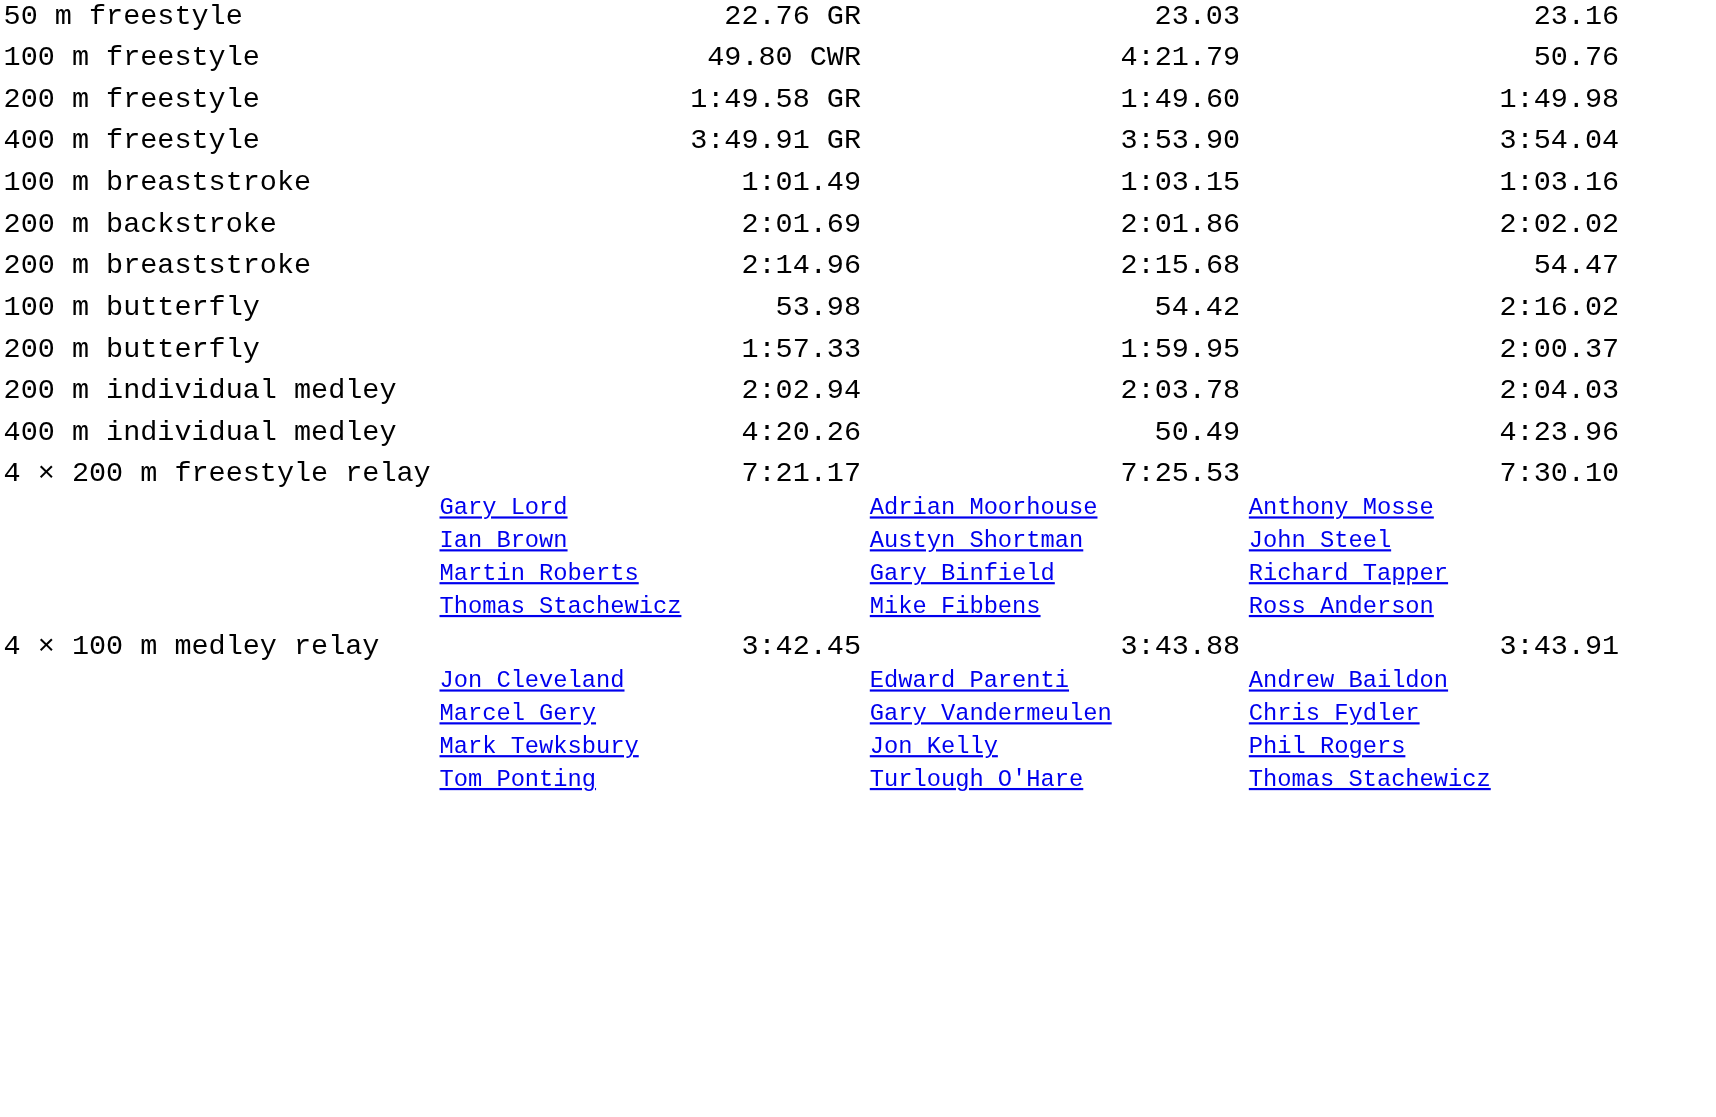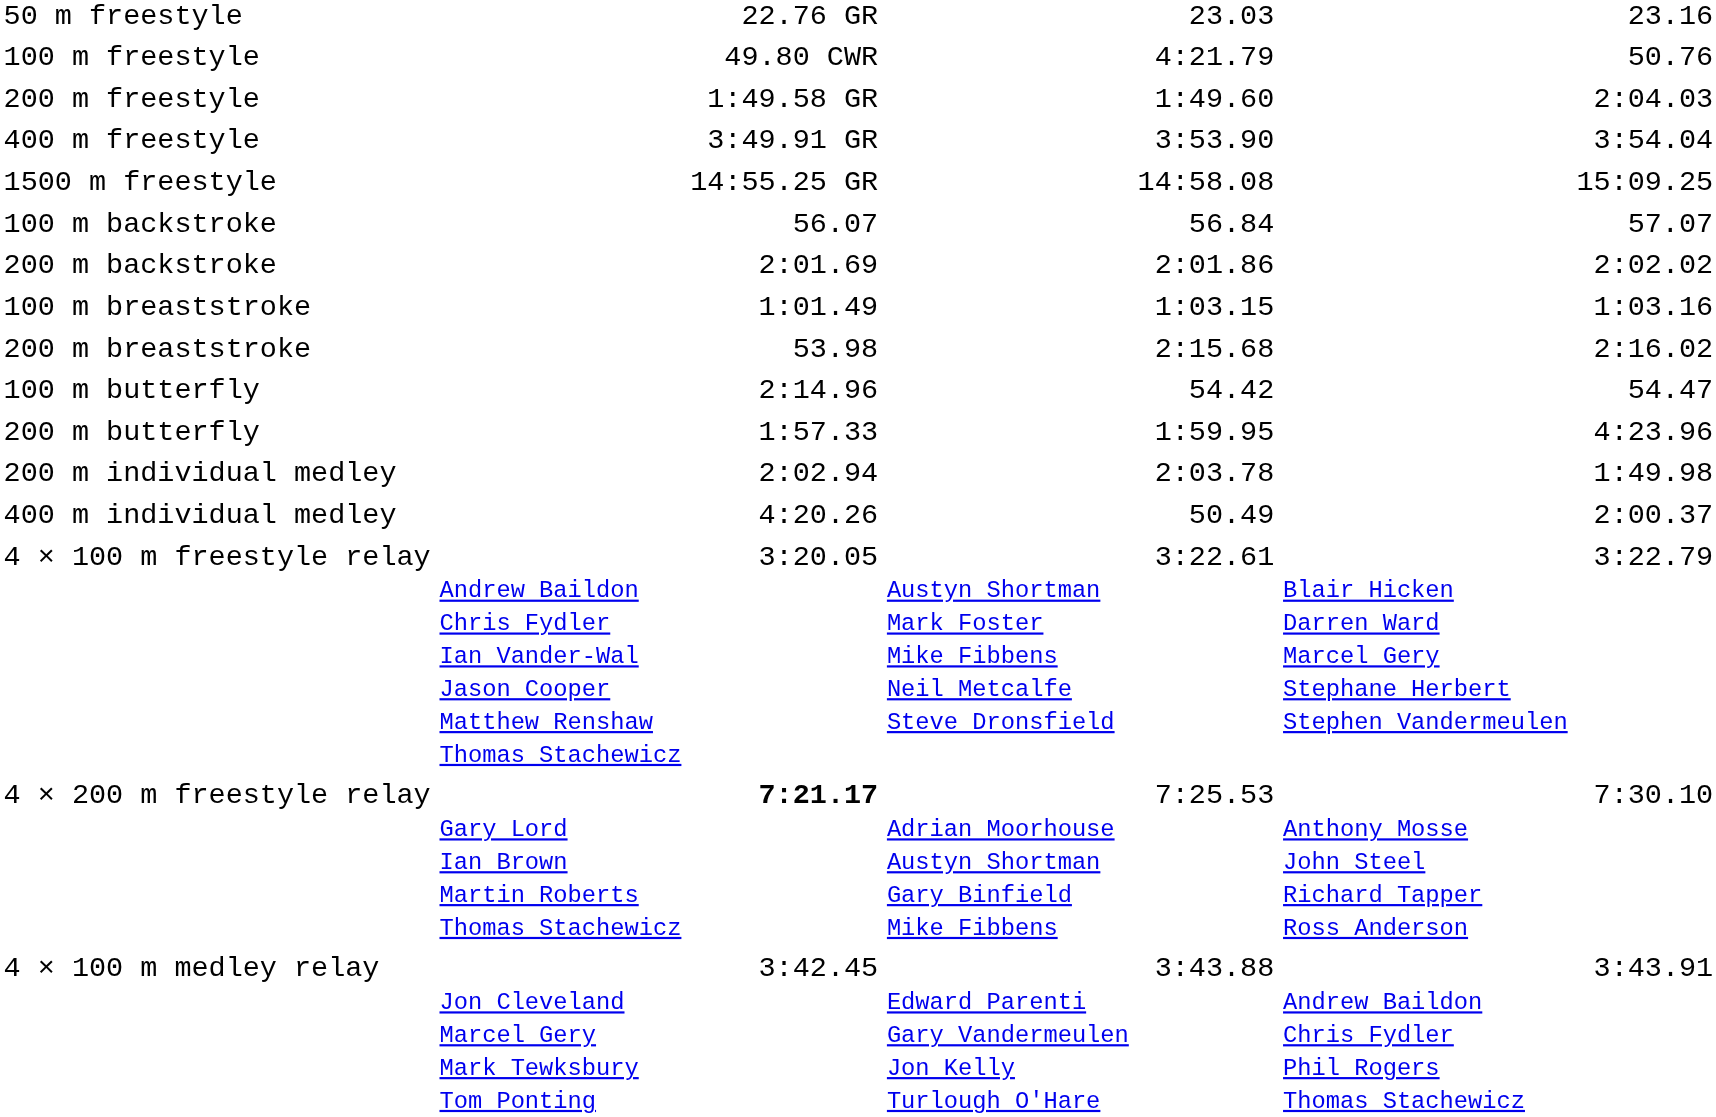(1559, 99) 1:49.98 -> (1653, 99) 2:04.03
+ row: (140, 182)
+ row: (140, 224)
rows swapped: (140, 224) <-> (157, 182)
(801, 266) 2:14.96 -> (835, 349) 53.98
(1576, 266) 54.47 -> (1653, 349) 2:16.02
(818, 307) 53.98 -> (818, 390) 2:14.96
(1559, 307) 2:16.02 -> (1670, 390) 54.47
(1559, 349) 2:00.37 -> (1653, 432) 4:23.96
(1559, 390) 2:04.03 -> (1653, 474) 1:49.98
(1559, 432) 4:23.96 -> (1653, 515) 2:00.37
+ row: (217, 557)
(801, 474) normal -> (818, 796) bold
